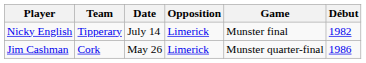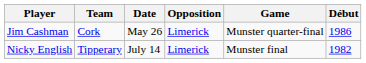rows swapped: (38, 49) <-> (40, 31)
